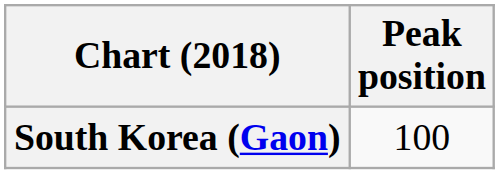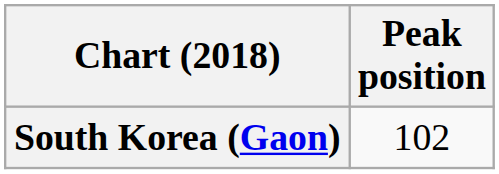(422, 136) 100 -> (422, 136) 102
